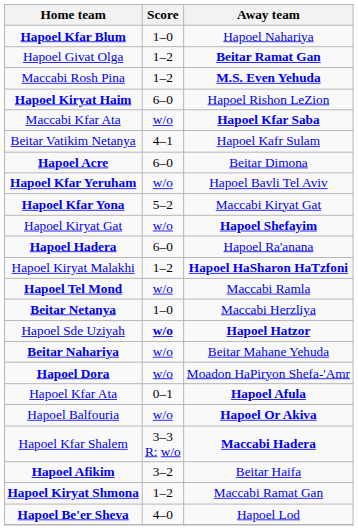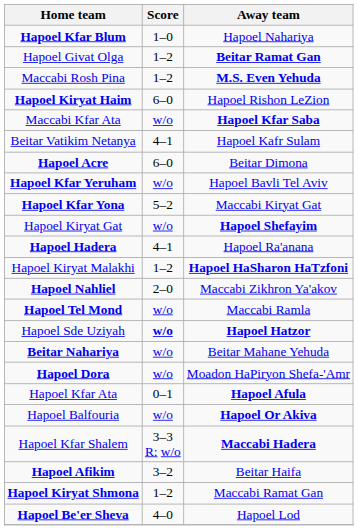(163, 246) 6–0 -> (163, 246) 4–1
+ row: (73, 288)
- row: (73, 309)
